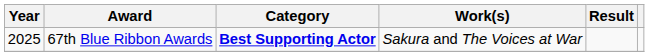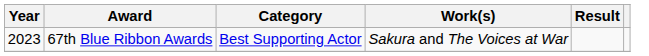(24, 39) 2025 -> (24, 39) 2023
(297, 39) bold -> (290, 39) normal
